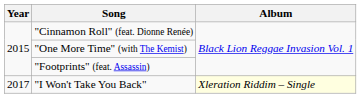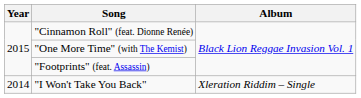(18, 84) 2017 -> (18, 84) 2014
(257, 84) lightyellow background -> (257, 84) no background
